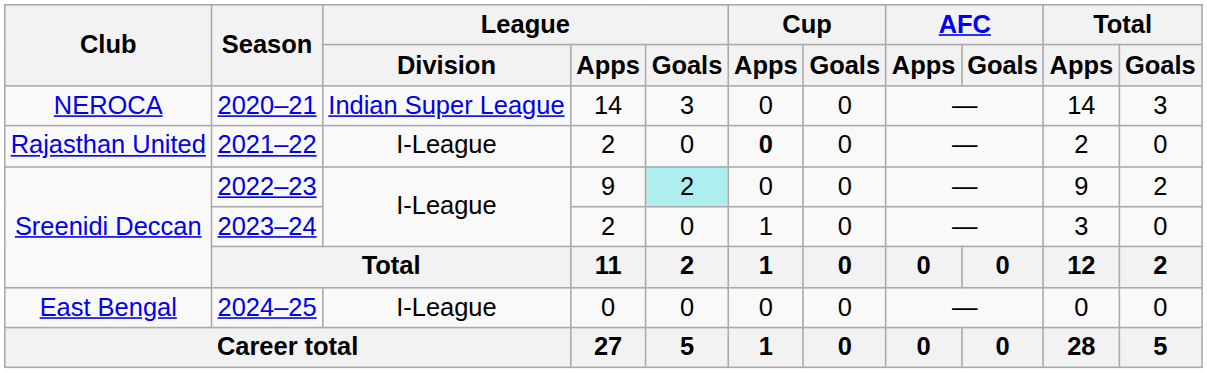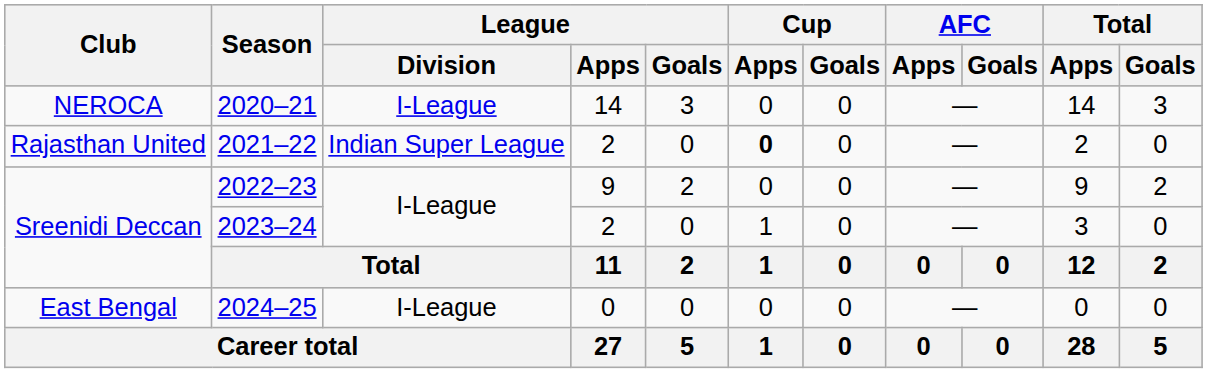(446, 105) Indian Super League -> (446, 105) I-League
(446, 145) I-League -> (446, 145) Indian Super League
(687, 186) paleturquoise background -> (687, 186) no background
